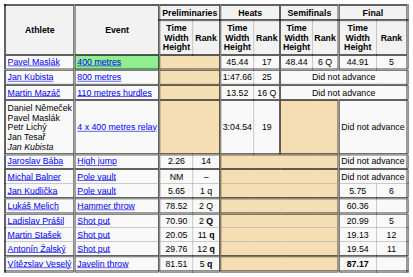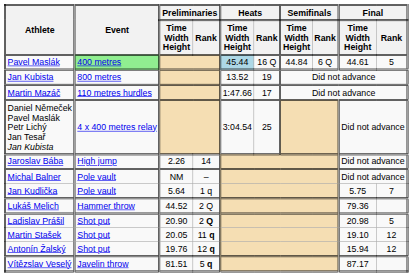(237, 63) no background -> (237, 63) lightblue background
(267, 63) 17 -> (267, 63) 16 Q
(297, 63) 48.44 -> (297, 63) 44.84
(358, 63) 44.91 -> (358, 63) 44.61
(237, 78) 1:47.66 -> (237, 78) 13.52
(267, 78) 25 -> (267, 78) 19
(237, 93) 13.52 -> (237, 93) 1:47.66
(267, 93) 16 Q -> (267, 93) 17
(267, 127) 19 -> (267, 127) 25
(176, 191) 5.65 -> (176, 191) 5.64
(391, 191) 6 -> (391, 191) 7
(176, 206) 78.52 -> (176, 206) 44.52
(358, 206) 60.36 -> (358, 206) 79.36
(176, 221) 70.90 -> (176, 221) 20.90
(358, 221) 20.99 -> (358, 221) 20.98
(358, 235) 19.13 -> (358, 235) 19.10
(176, 249) 29.76 -> (176, 249) 19.76
(358, 249) 19.54 -> (358, 249) 15.94
(391, 249) 11 -> (391, 249) 12
(358, 264) bold -> (358, 264) normal
